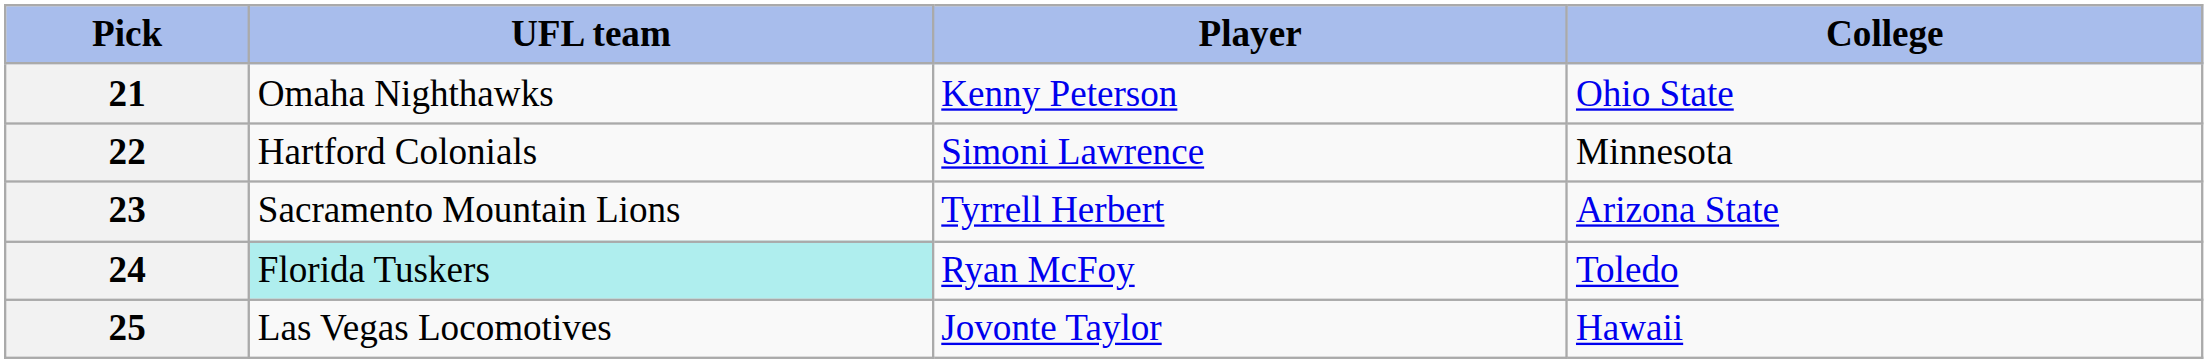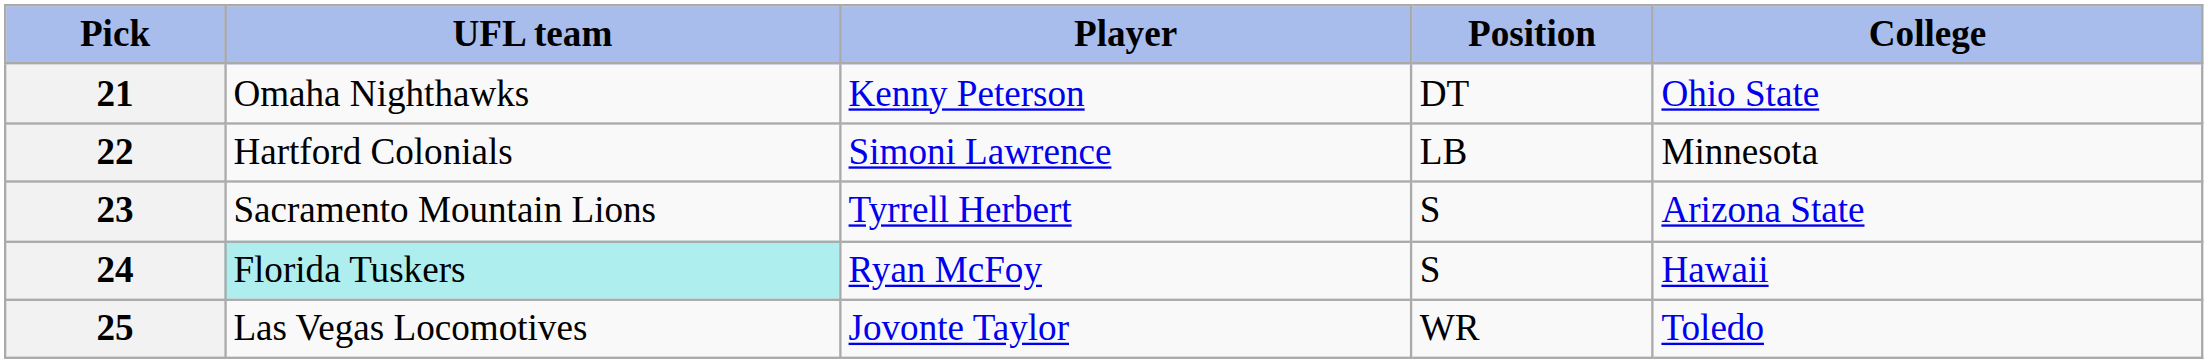+ column: (1532, 33)
(1627, 269) Toledo -> (1715, 269) Hawaii
(1630, 328) Hawaii -> (1713, 328) Toledo
